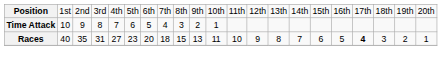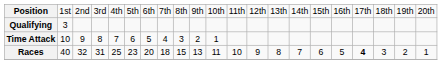+ row: (31, 24)
(82, 38) 35 -> (82, 52) 32
(116, 38) 27 -> (116, 52) 25
